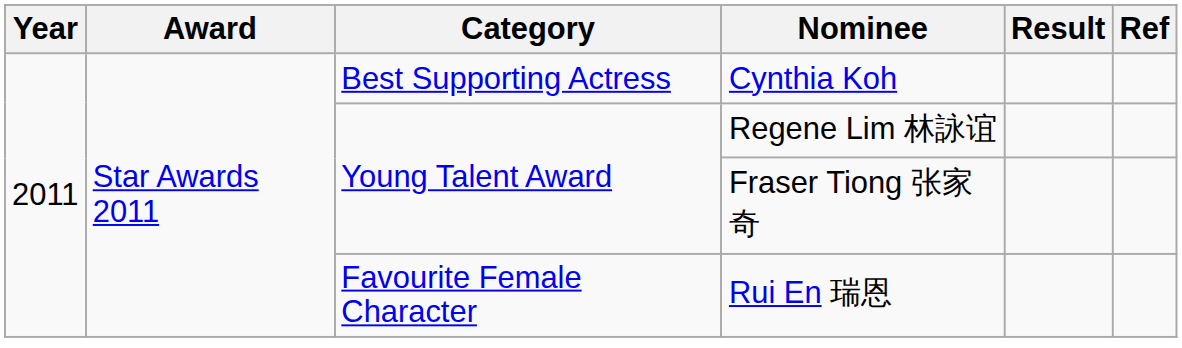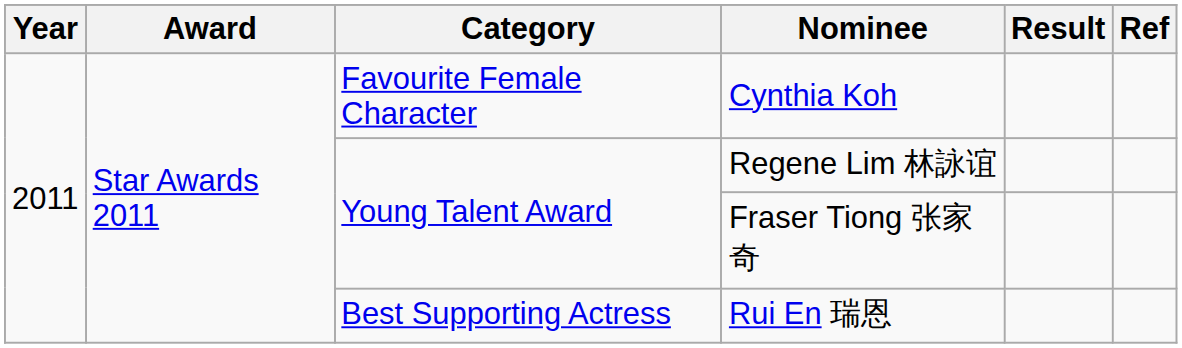(506, 77) Best Supporting Actress -> (461, 95) Favourite Female Character
(461, 294) Favourite Female Character -> (506, 314) Best Supporting Actress
